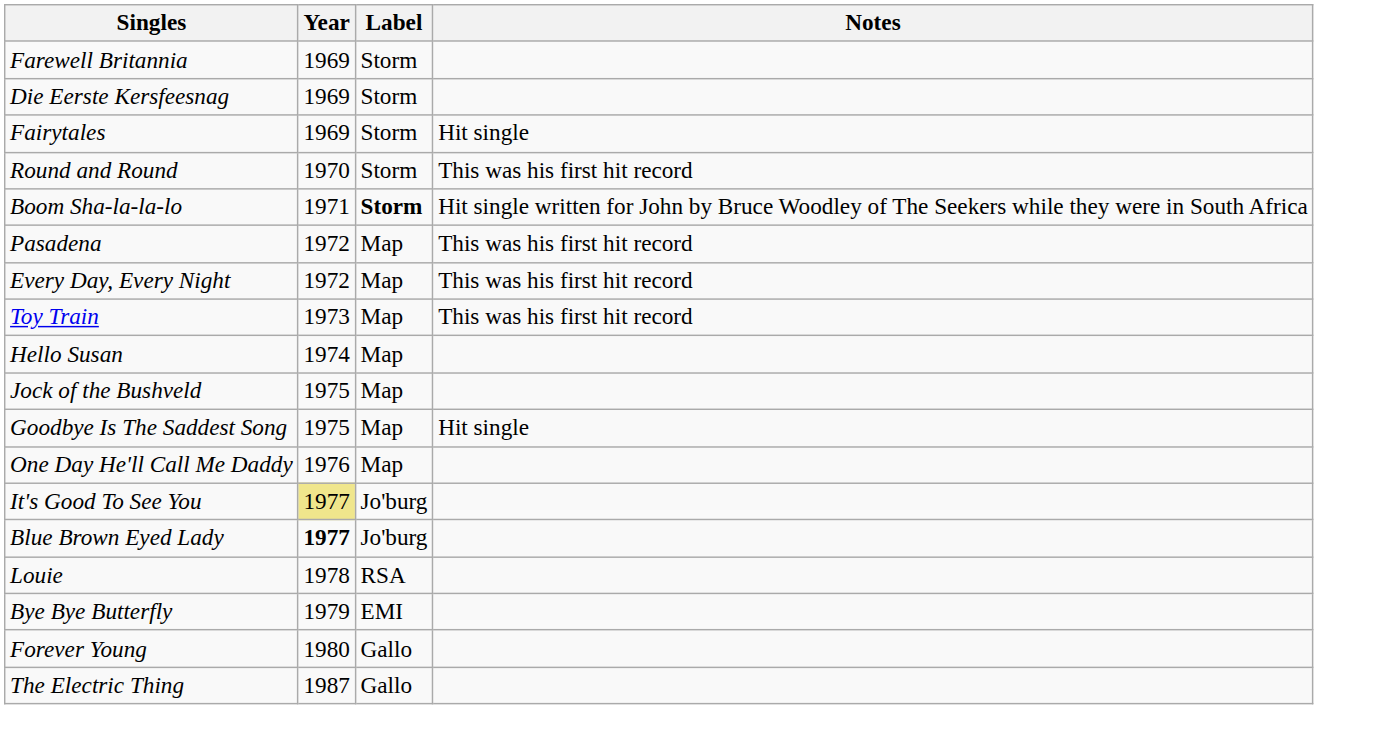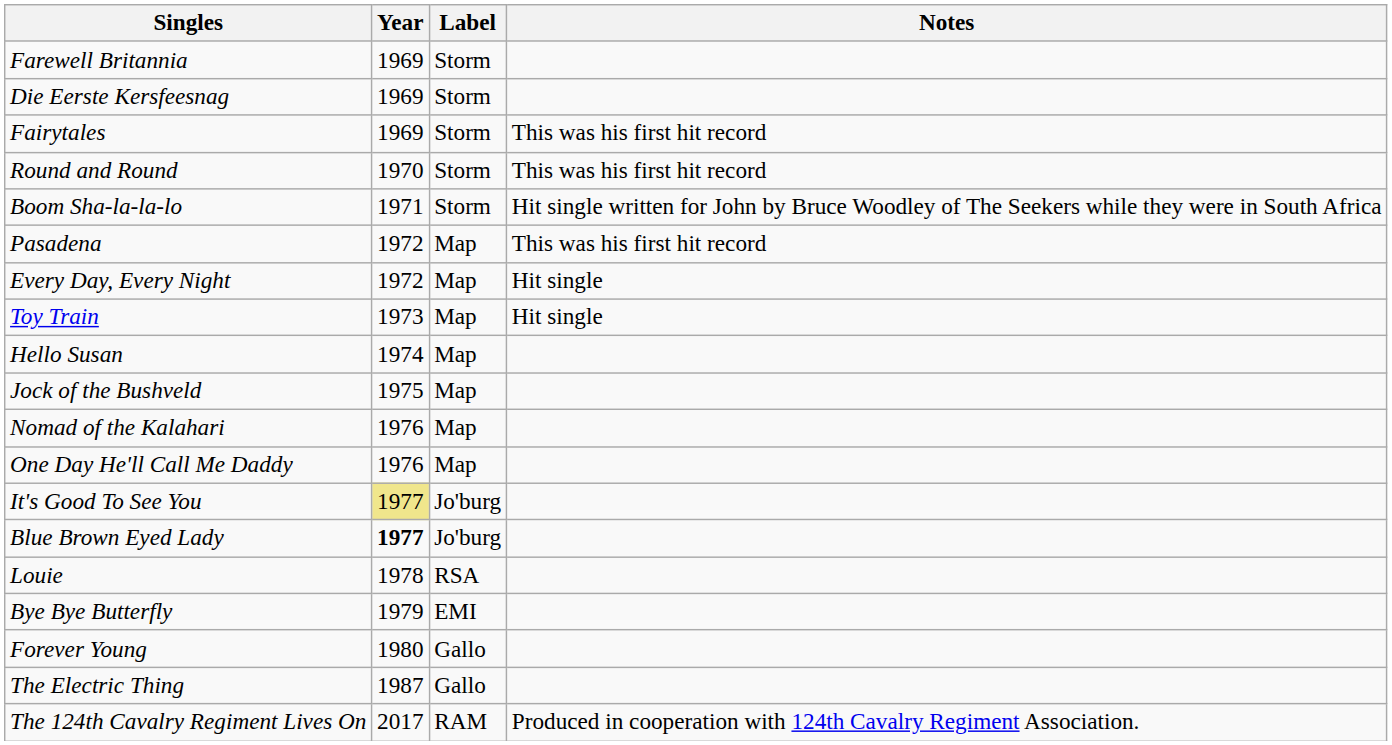(484, 133) Hit single -> (639, 133) This was his first hit record
(391, 206) bold -> (463, 206) normal
(565, 280) This was his first hit record -> (557, 280) Hit single
(565, 317) This was his first hit record -> (557, 317) Hit single
- row: (149, 427)
+ row: (117, 427)
+ row: (188, 721)
